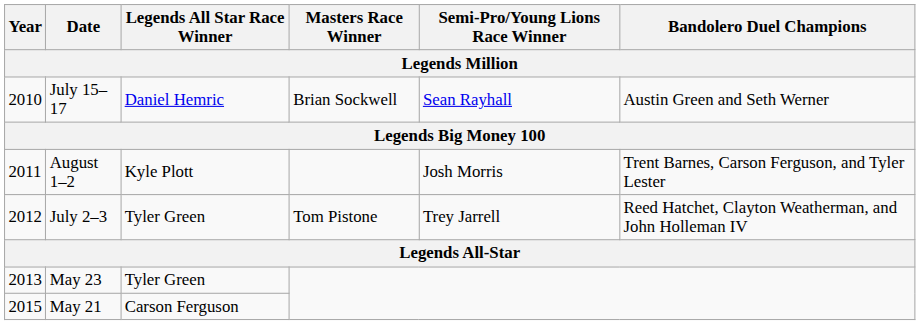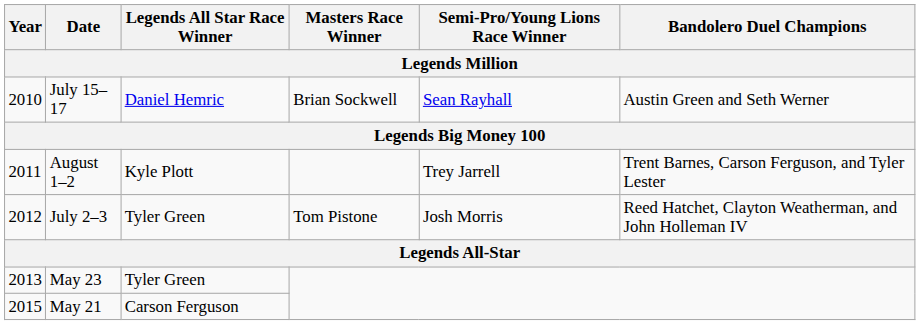(463, 171) Josh Morris -> (462, 171) Trey Jarrell
(462, 217) Trey Jarrell -> (463, 217) Josh Morris
